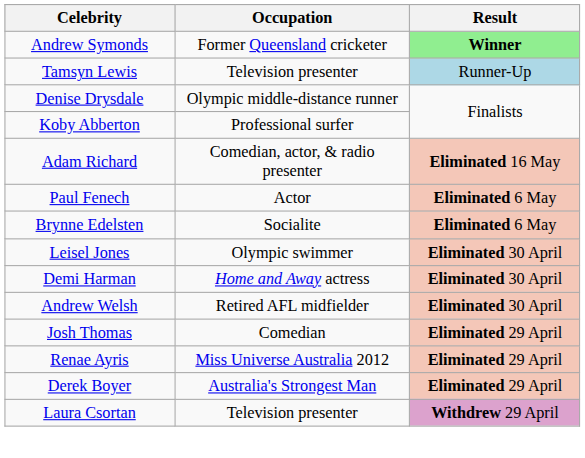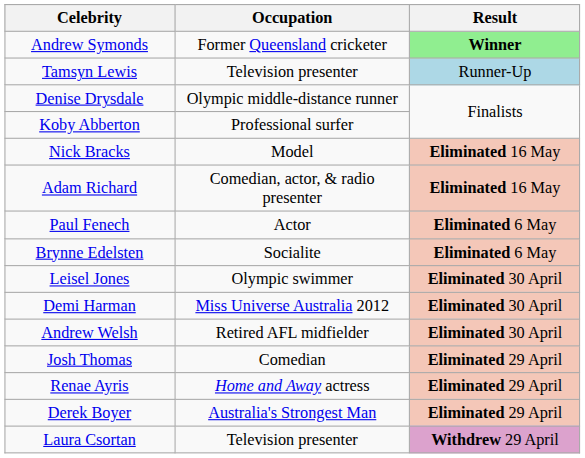+ row: (90, 151)
(292, 278) Home and Away actress -> (292, 305) Miss Universe Australia 2012
(292, 358) Miss Universe Australia 2012 -> (292, 385) Home and Away actress
